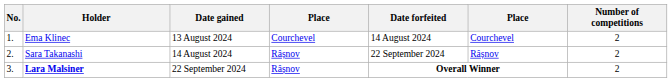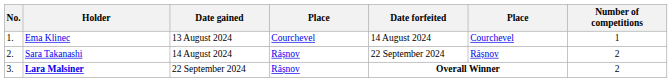(617, 38) 2 -> (617, 38) 1
